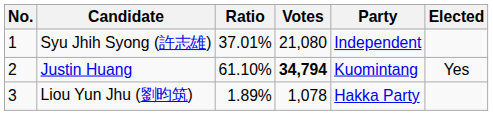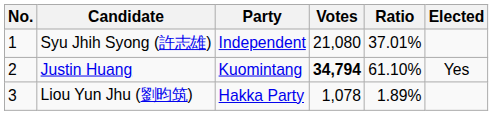columns swapped: (378, 16) <-> (245, 16)
